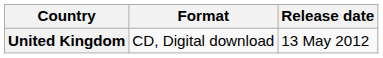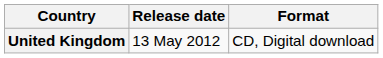columns swapped: (328, 16) <-> (203, 16)
